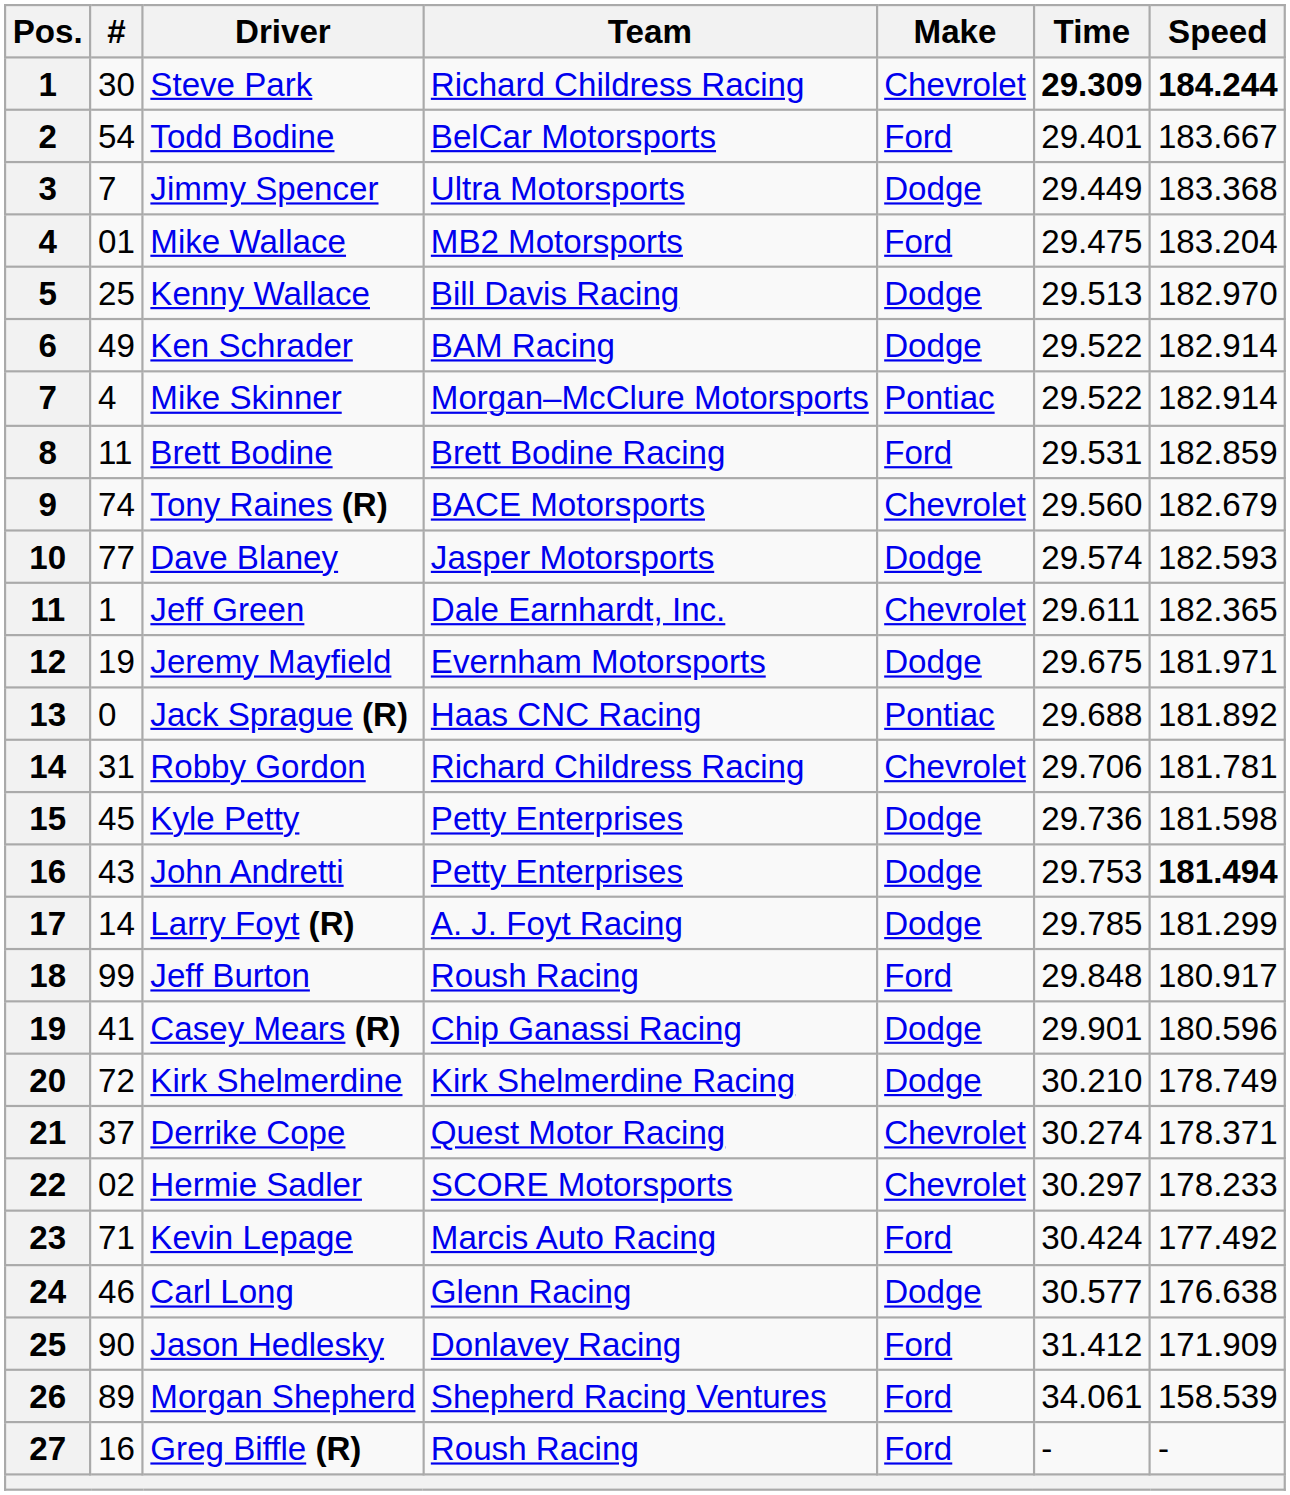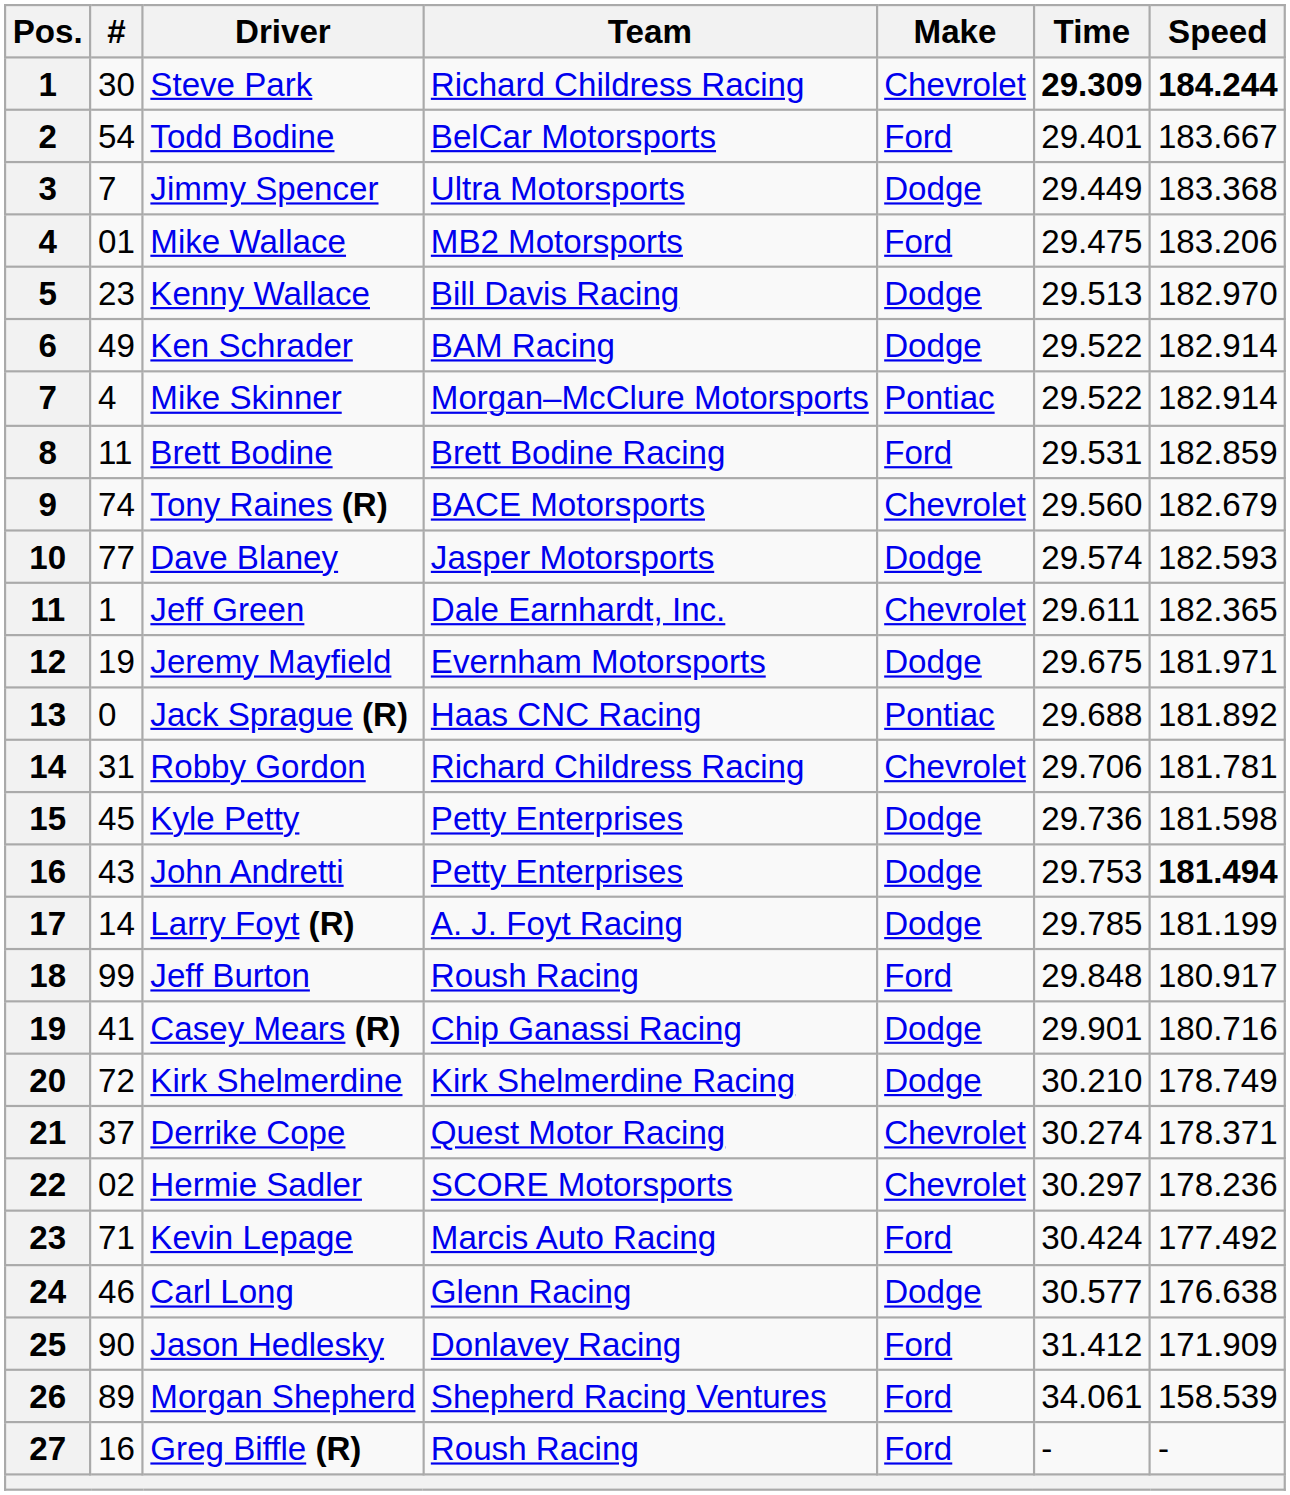(1218, 241) 183.204 -> (1218, 241) 183.206
(117, 294) 25 -> (117, 294) 23
(1218, 923) 181.299 -> (1218, 923) 181.199
(1218, 1028) 180.596 -> (1218, 1028) 180.716
(1218, 1186) 178.233 -> (1218, 1186) 178.236
